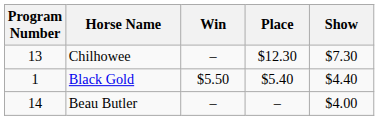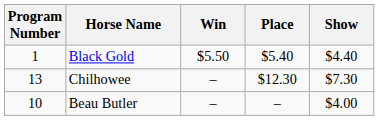rows swapped: (102, 80) <-> (100, 56)
(35, 104) 14 -> (35, 104) 10
